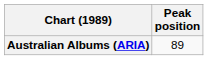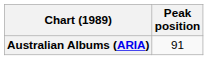(177, 45) 89 -> (177, 45) 91
